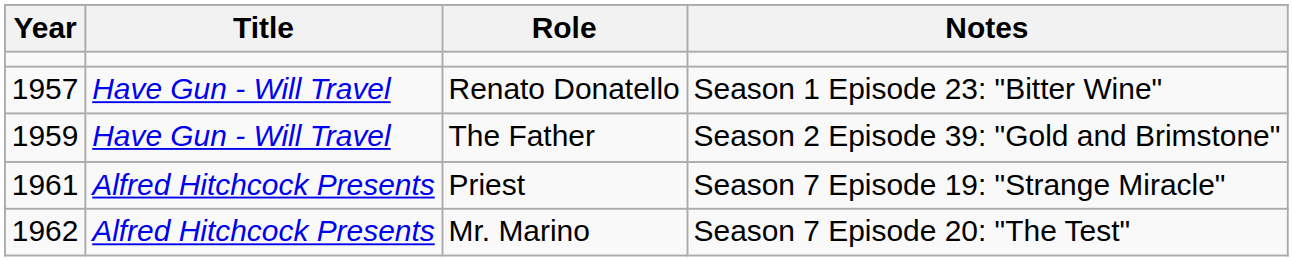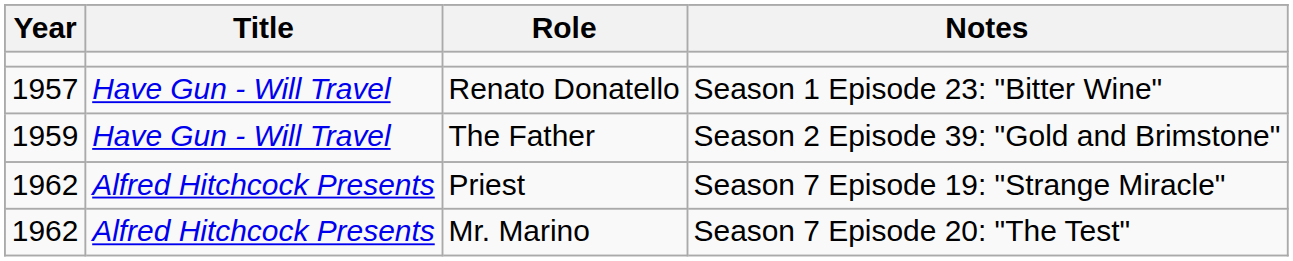(45, 184) 1961 -> (45, 184) 1962
